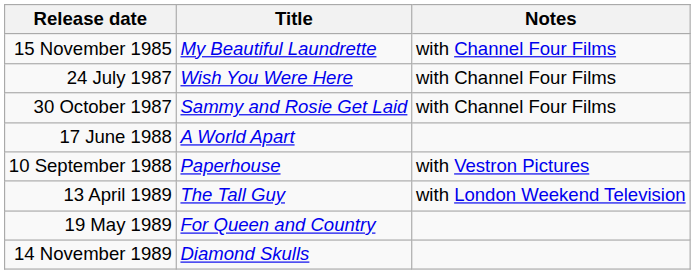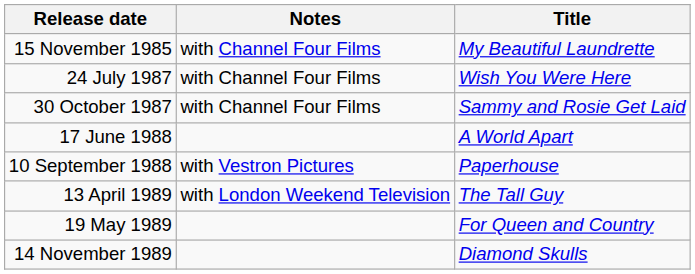columns swapped: (294, 19) <-> (551, 19)
